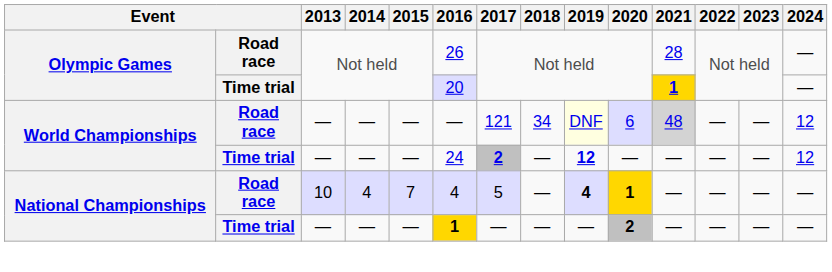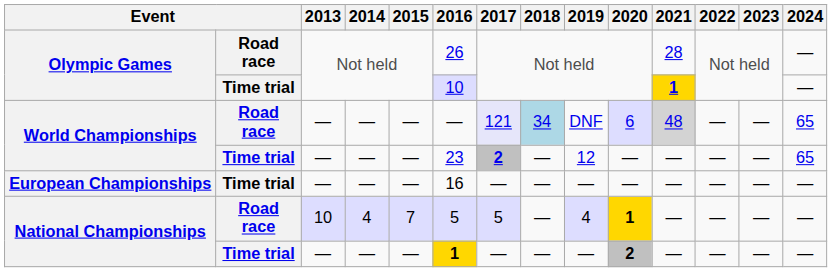(454, 87) 20 -> (454, 87) 10
(498, 122) no background -> (498, 122) lavender background
(542, 122) no background -> (542, 122) lightblue background
(586, 122) lightyellow background -> (586, 122) no background
(805, 122) 12 -> (805, 122) 65
(454, 157) 24 -> (454, 157) 23
(586, 157) bold -> (586, 157) normal
(805, 157) 12 -> (805, 157) 65
+ row: (110, 183)
(454, 192) 4 -> (454, 218) 5
(586, 192) bold -> (586, 218) normal
